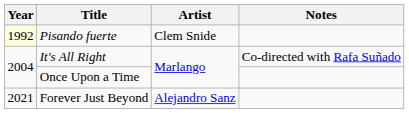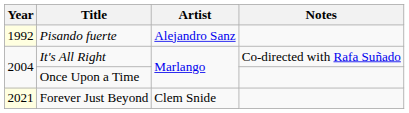(185, 35) Clem Snide -> (195, 35) Alejandro Sanz
(21, 98) no background -> (21, 98) lightyellow background
(195, 98) Alejandro Sanz -> (185, 98) Clem Snide
